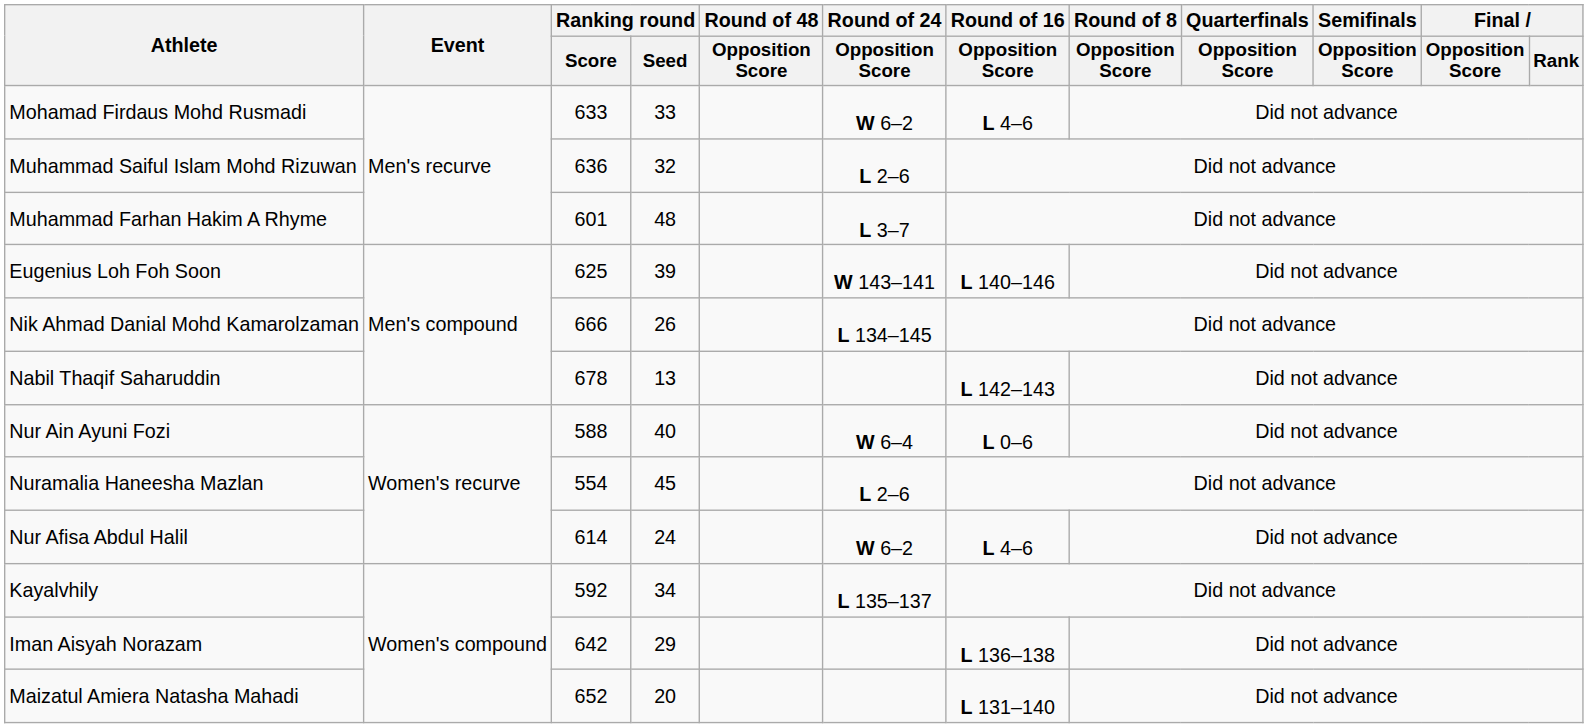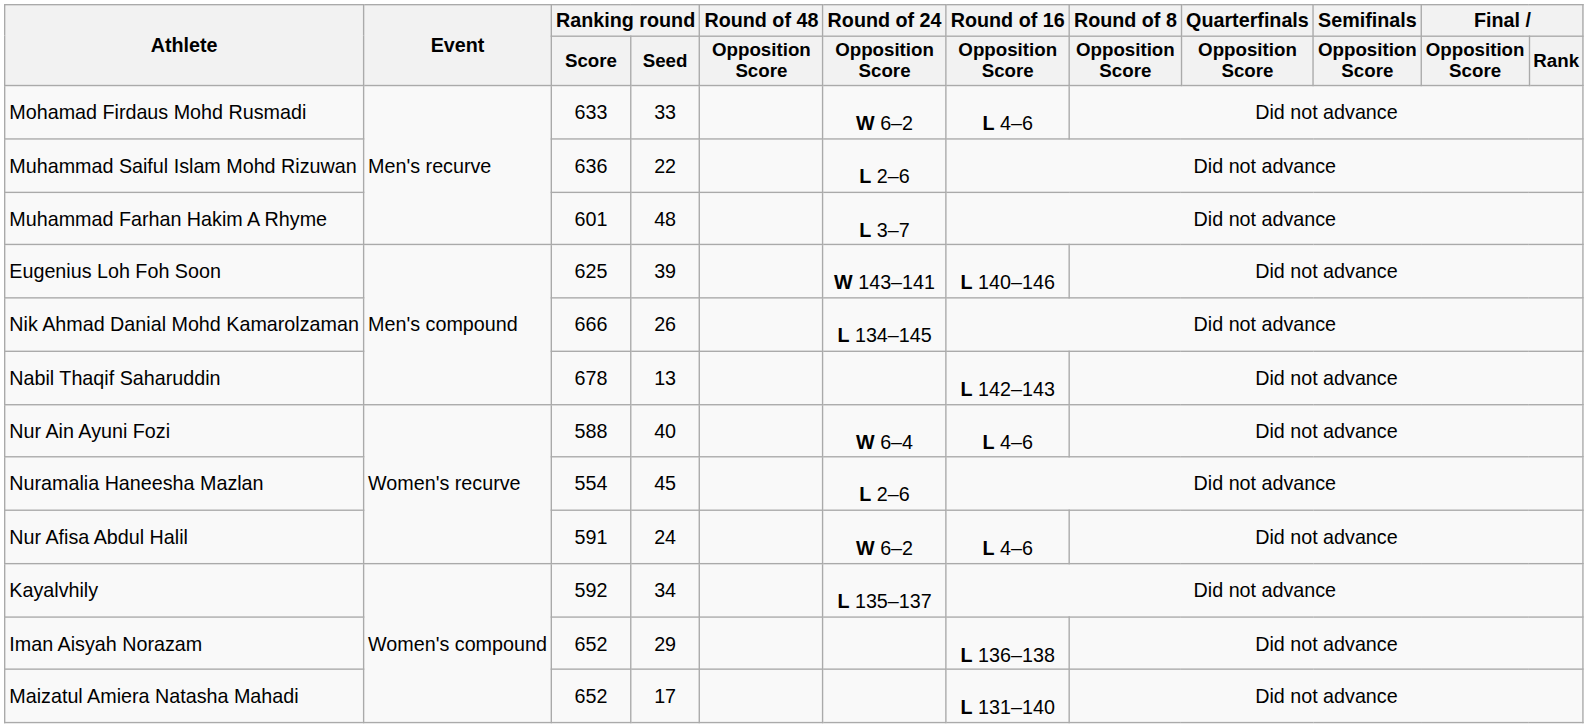(665, 166) 32 -> (665, 166) 22
(1008, 442) L 0–6 -> (1008, 442) L 4–6
(591, 537) 614 -> (591, 537) 591
(591, 644) 642 -> (591, 644) 652
(665, 697) 20 -> (665, 697) 17
